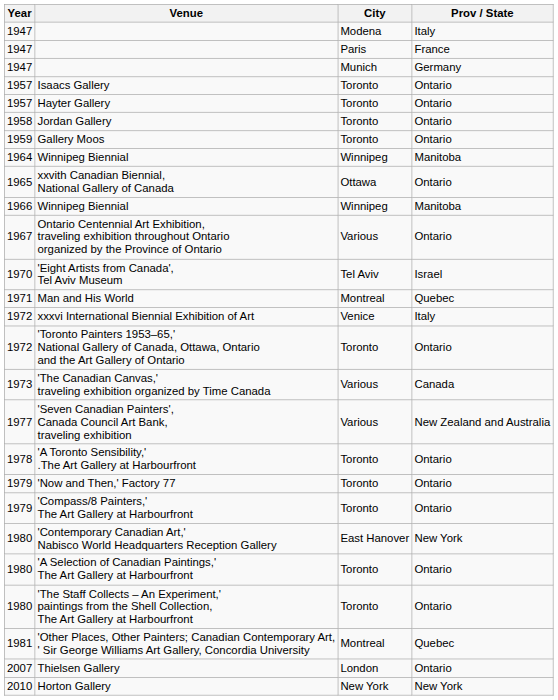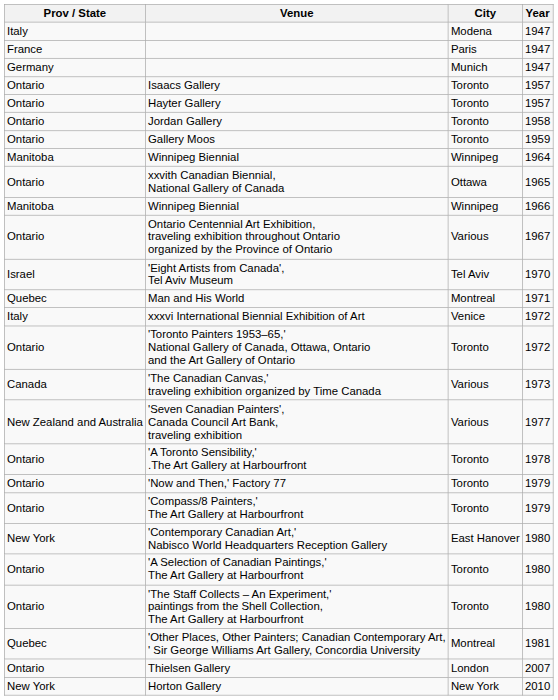columns swapped: (20, 13) <-> (482, 13)
